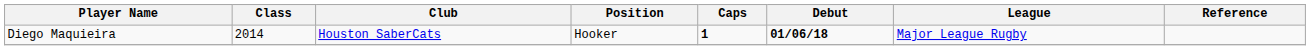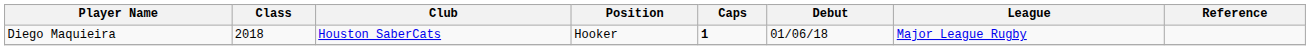(249, 35) 2014 -> (249, 35) 2018
(799, 35) bold -> (799, 35) normal
